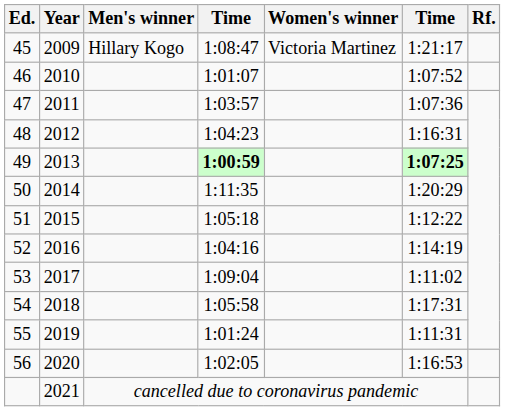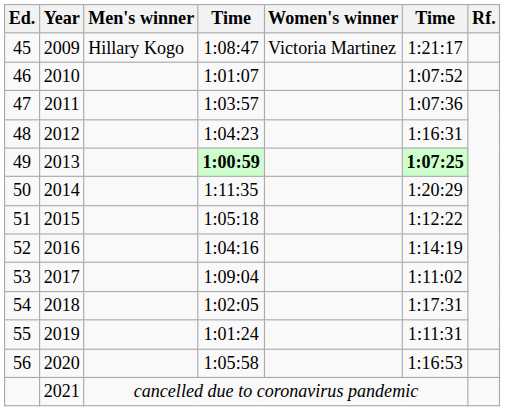(231, 305) 1:05:58 -> (231, 305) 1:02:05
(231, 362) 1:02:05 -> (231, 362) 1:05:58
